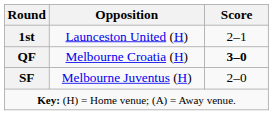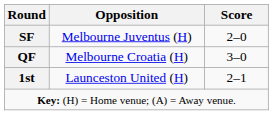rows swapped: (27, 36) <-> (27, 78)
(237, 57) bold -> (237, 57) normal
